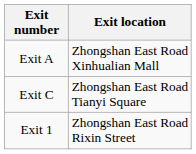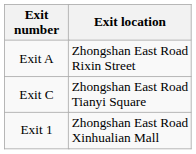(130, 58) Zhongshan East Road Xinhualian Mall -> (130, 58) Zhongshan East Road Rixin Street
(130, 130) Zhongshan East Road Rixin Street -> (130, 130) Zhongshan East Road Xinhualian Mall
